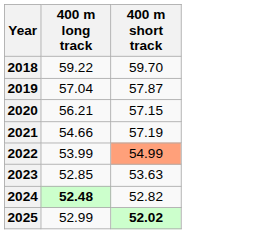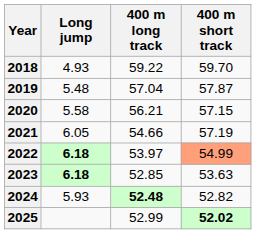+ column: (76, 30)
(76, 153) 53.99 -> (146, 153) 53.97
